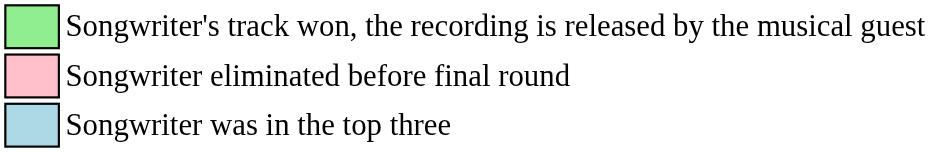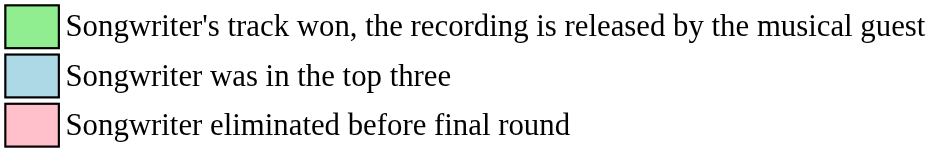rows swapped: (258, 124) <-> (318, 75)
